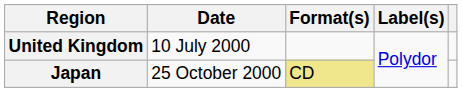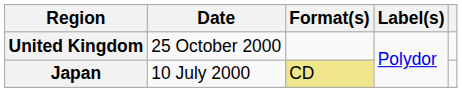(201, 45) 10 July 2000 -> (216, 45) 25 October 2000
(216, 73) 25 October 2000 -> (201, 73) 10 July 2000
